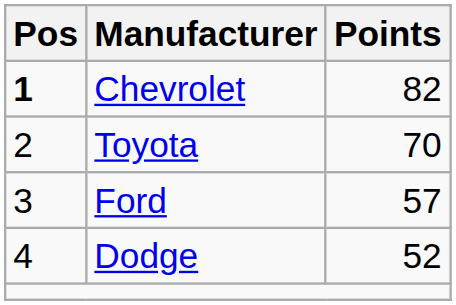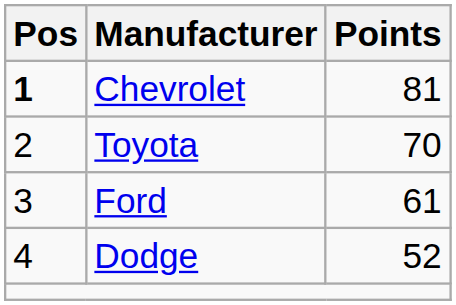(422, 89) 82 -> (422, 89) 81
(422, 201) 57 -> (422, 201) 61
